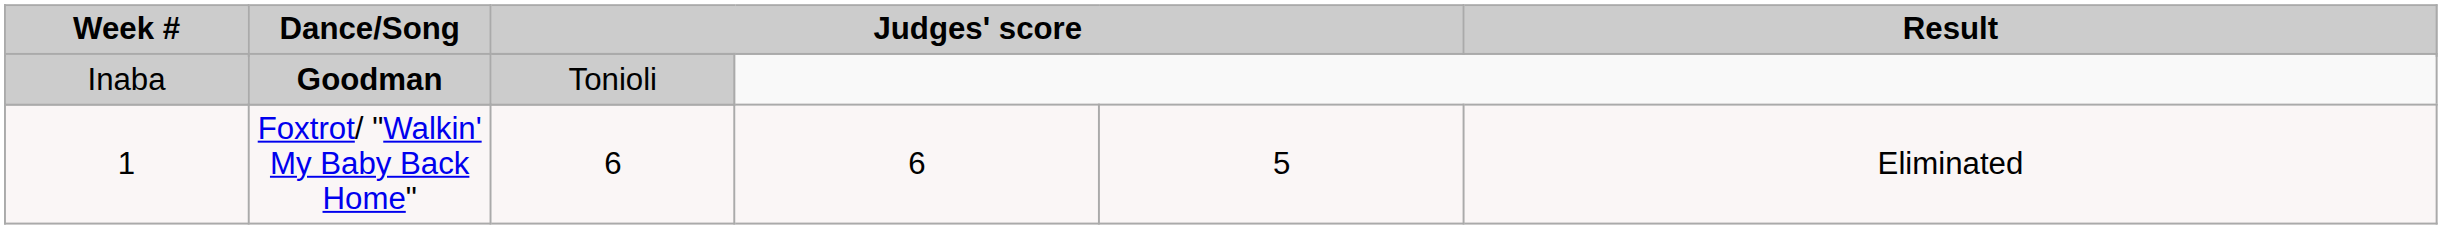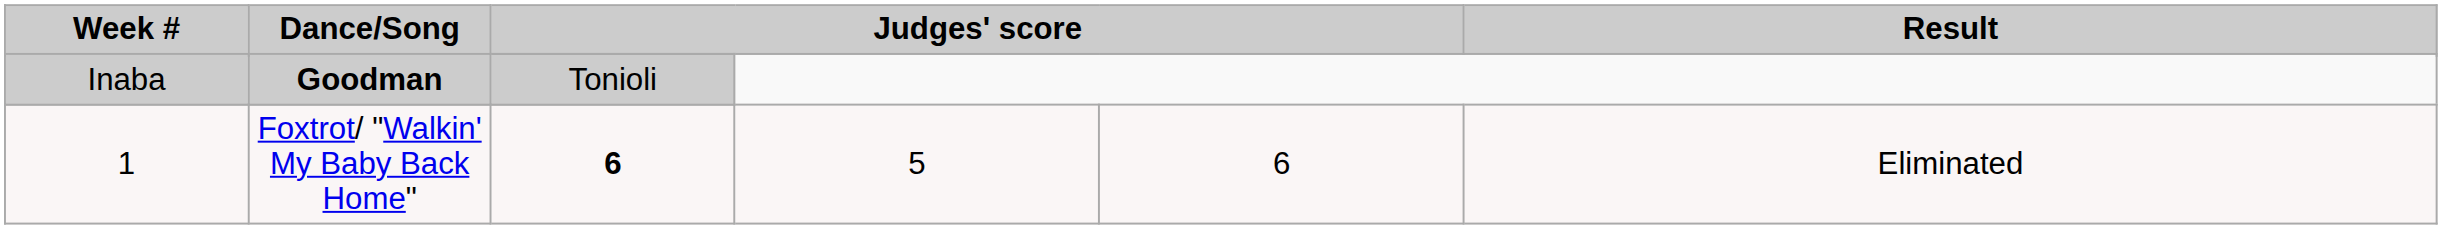(613, 163) normal -> (613, 163) bold
(917, 163) 6 -> (917, 163) 5
(1282, 163) 5 -> (1282, 163) 6
